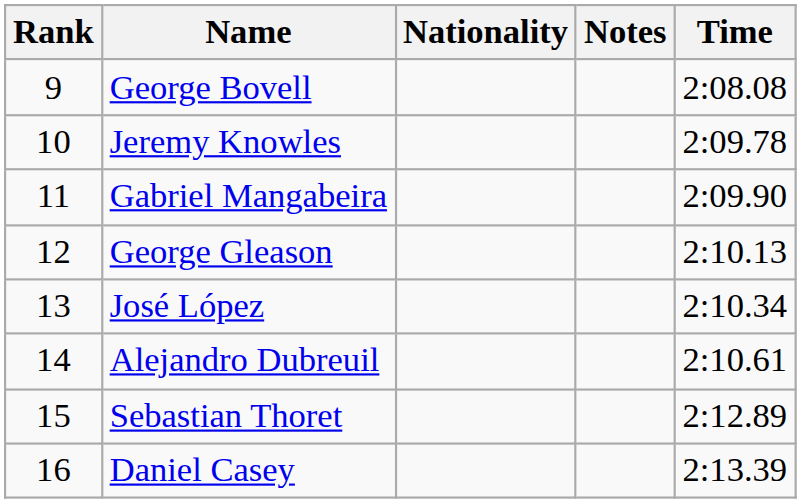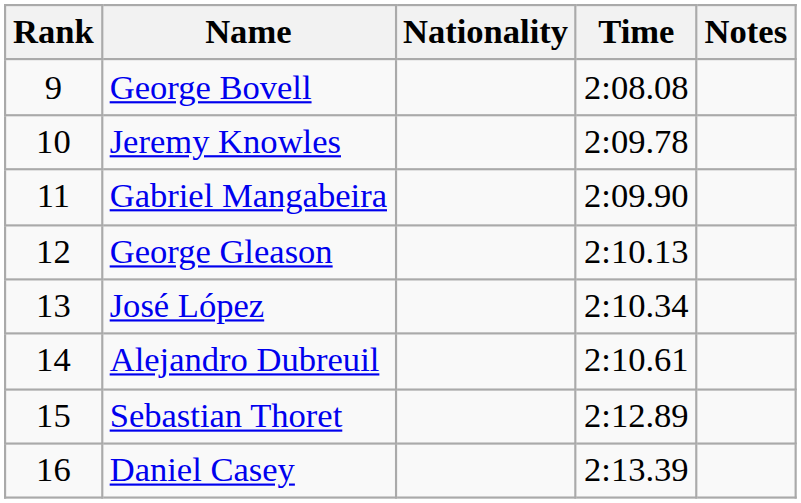columns swapped: (735, 31) <-> (625, 31)
